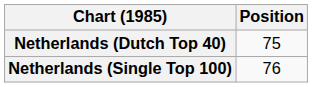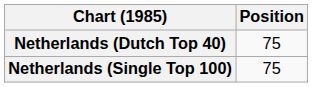(272, 69) 76 -> (272, 69) 75
